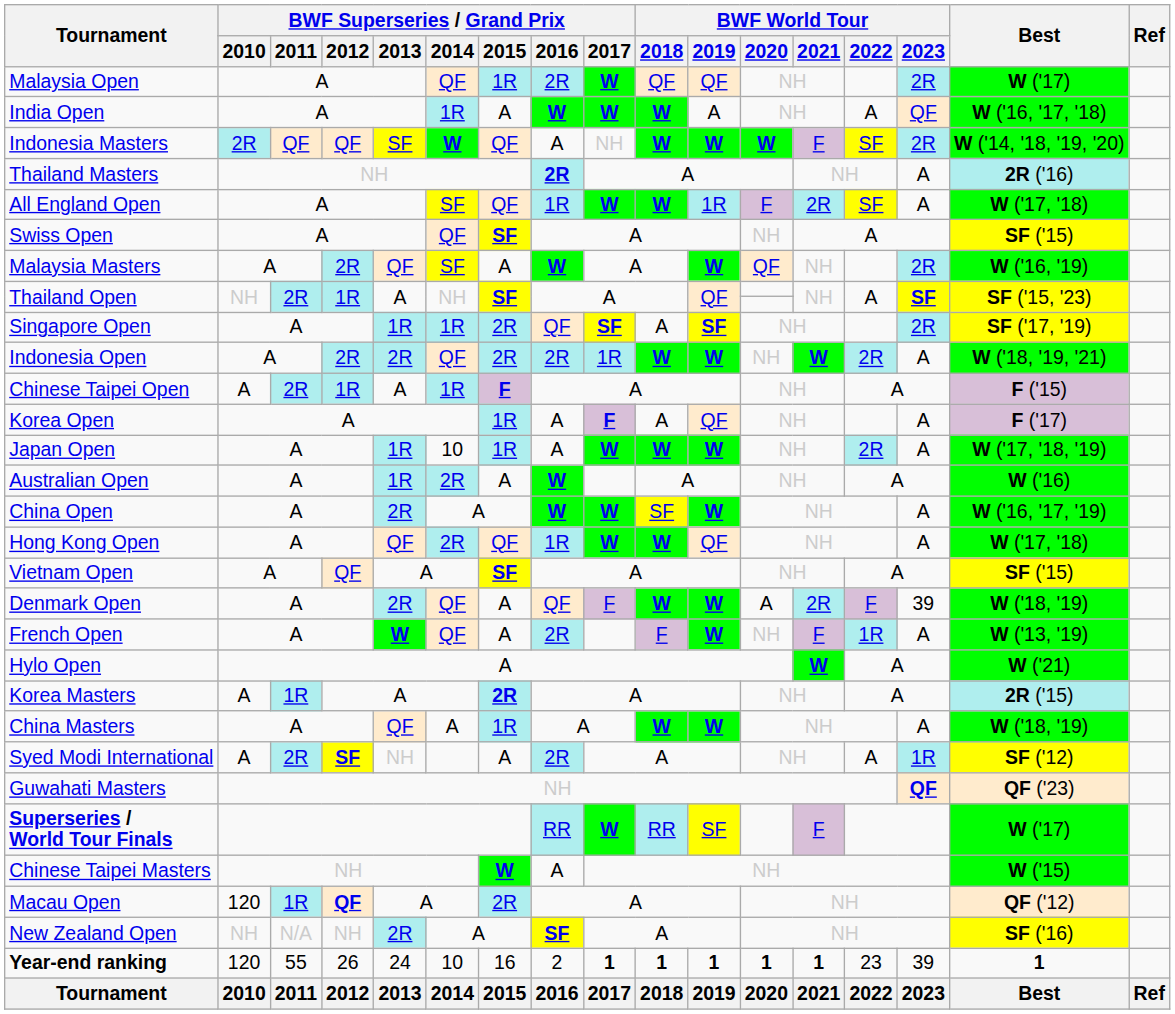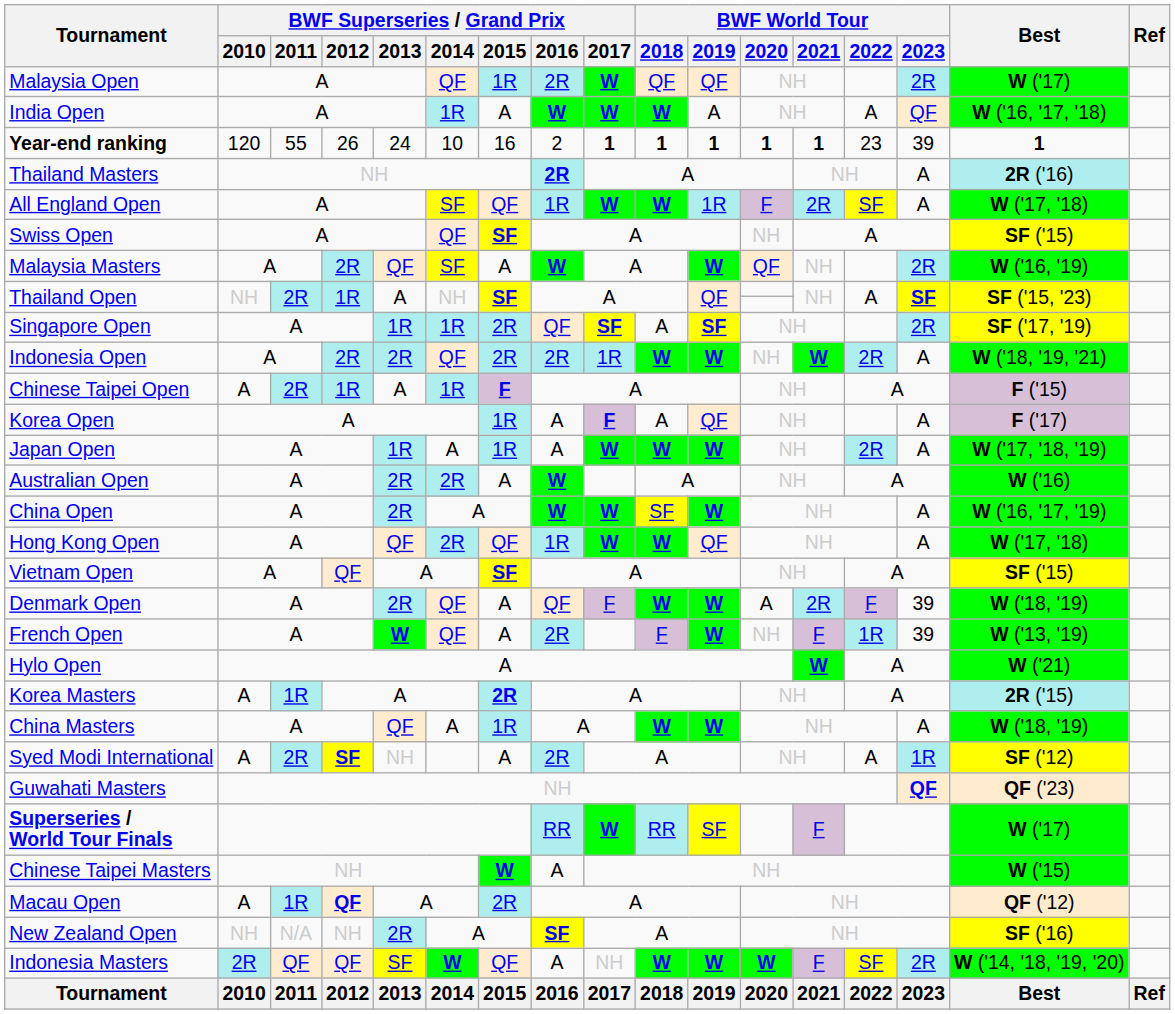rows swapped: (89, 143) <-> (88, 963)
(452, 450) 10 -> (452, 450) A
(400, 481) 1R -> (400, 481) 2R
(923, 635) A -> (923, 635) 39
(244, 902) 120 -> (244, 902) A
